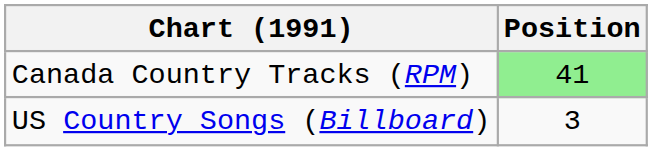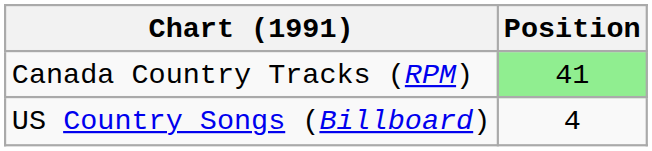(572, 121) 3 -> (572, 121) 4
